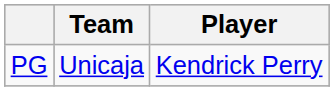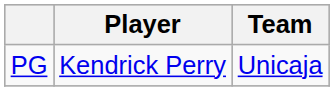columns swapped: (239, 24) <-> (102, 24)
